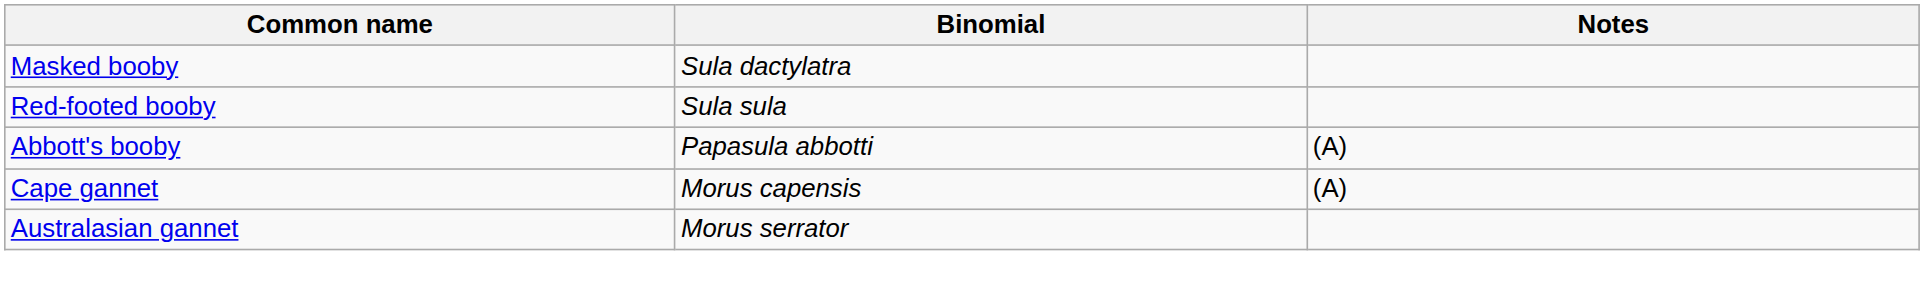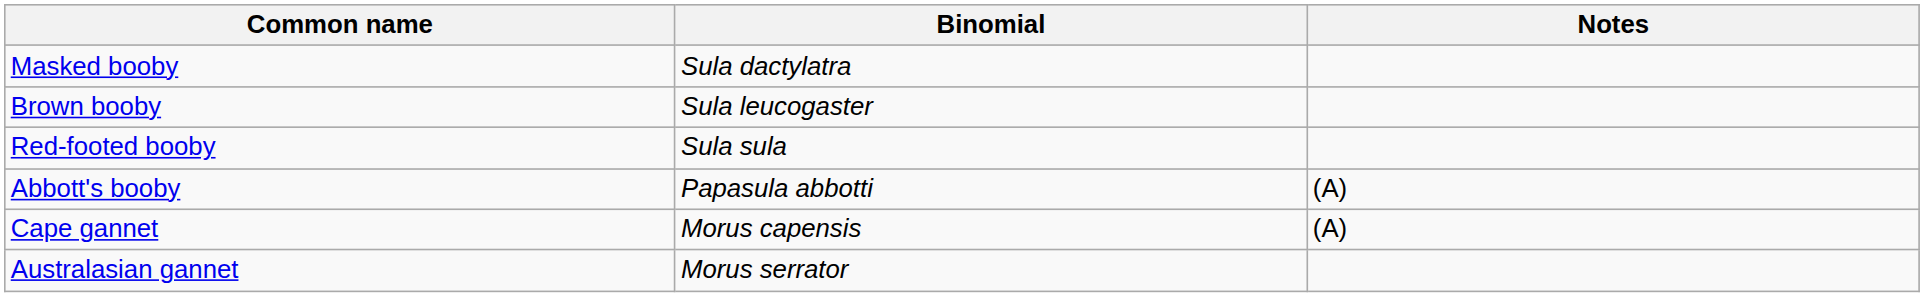+ row: (86, 106)
